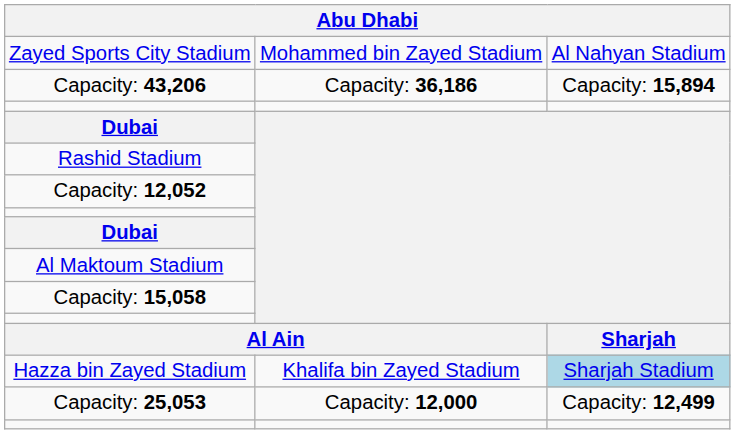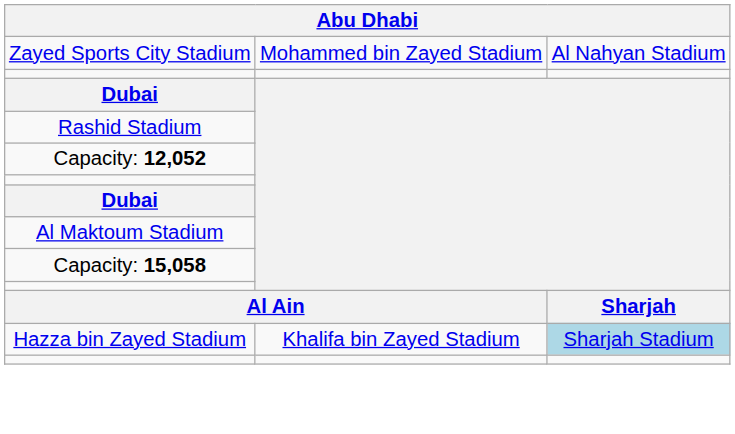- row: (130, 85)
- row: (130, 403)
